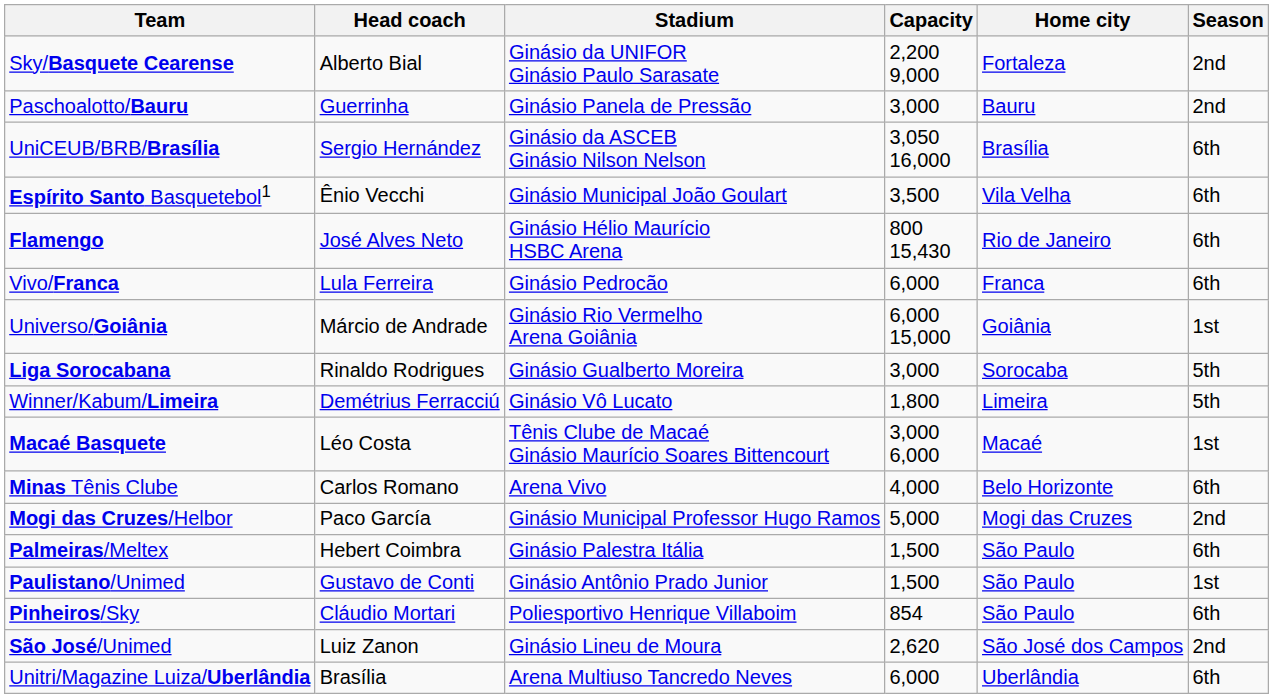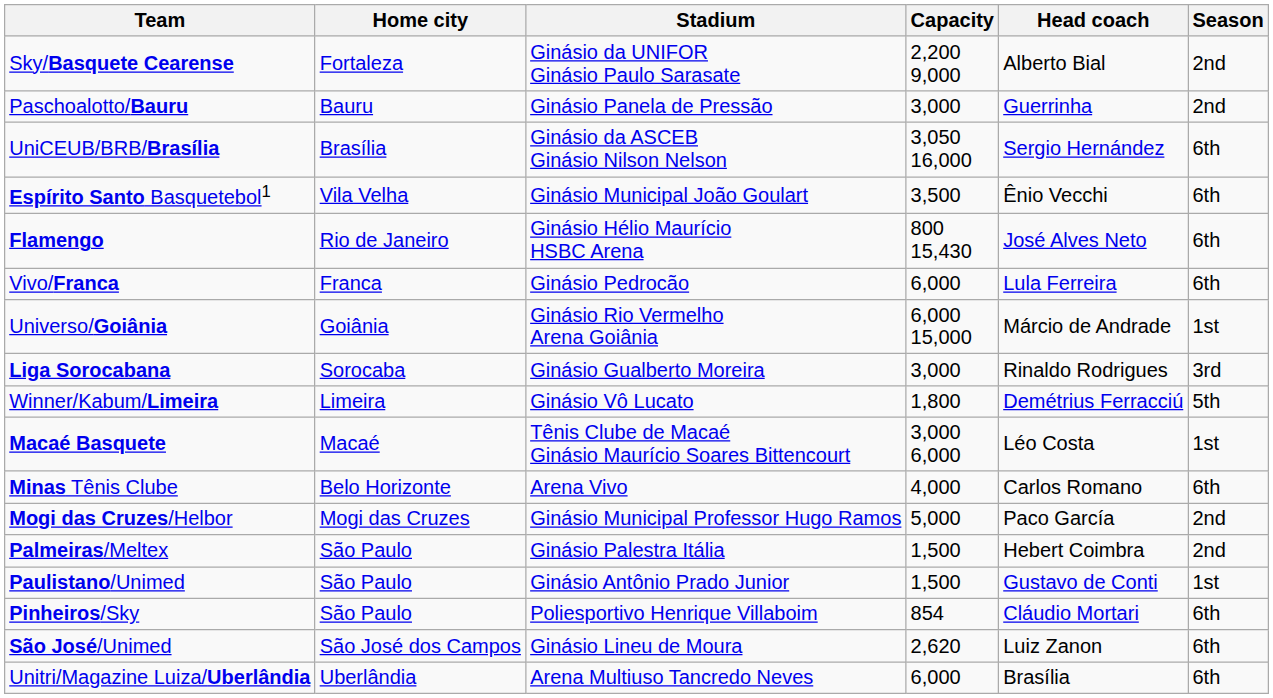columns swapped: (1083, 20) <-> (410, 20)
(1206, 369) 5th -> (1207, 369) 3rd
(1206, 550) 6th -> (1209, 550) 2nd
(1209, 645) 2nd -> (1206, 645) 6th
